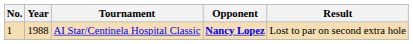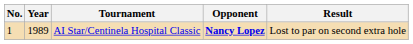(38, 31) 1988 -> (38, 31) 1989
